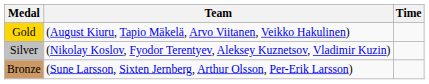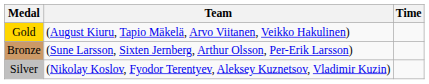rows swapped: (24, 50) <-> (24, 69)
